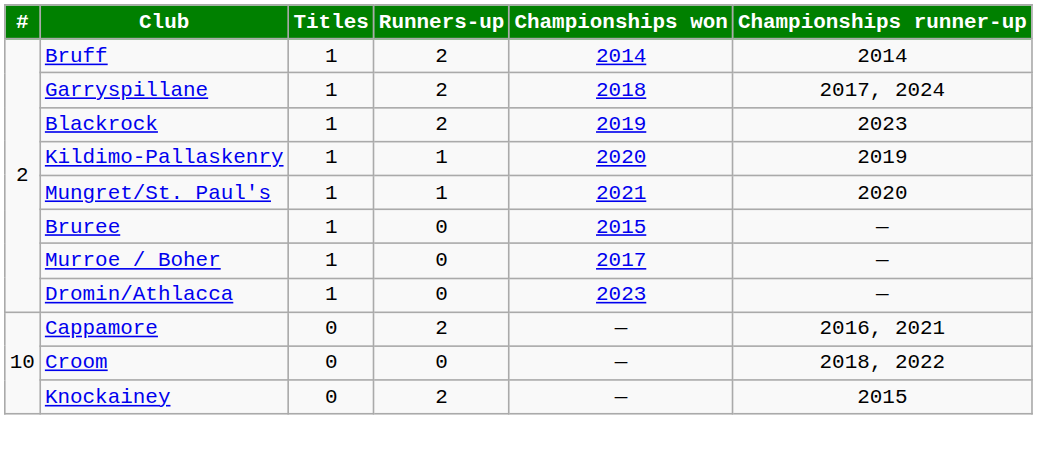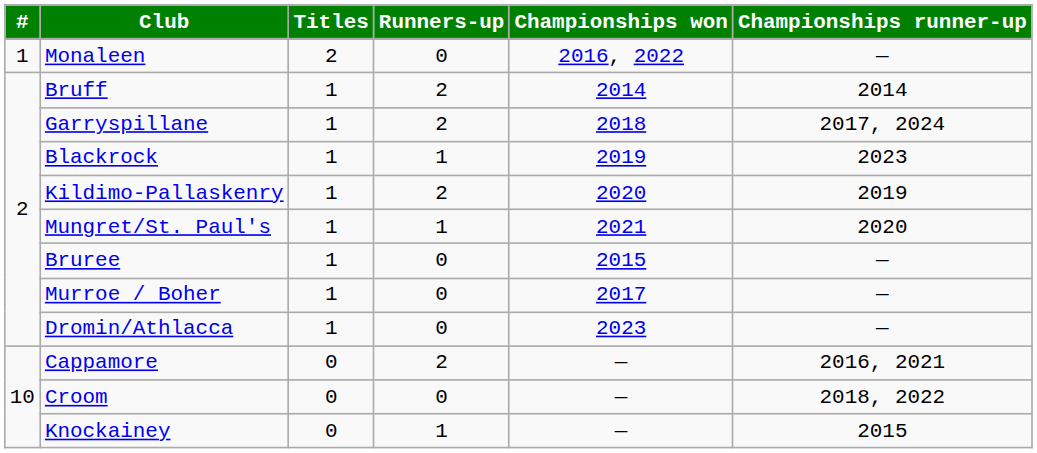+ row: (95, 56)
(442, 124) 2 -> (442, 158) 1
(442, 158) 1 -> (442, 192) 2
(442, 397) 2 -> (442, 431) 1
